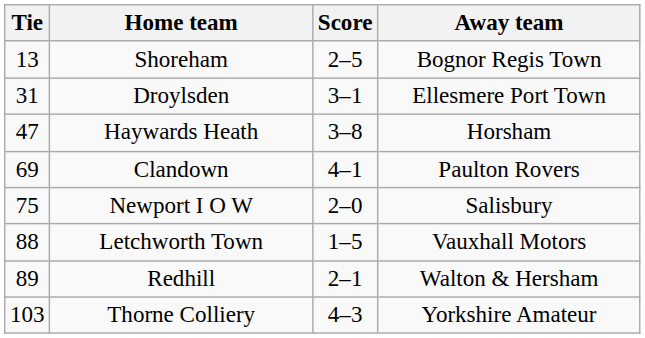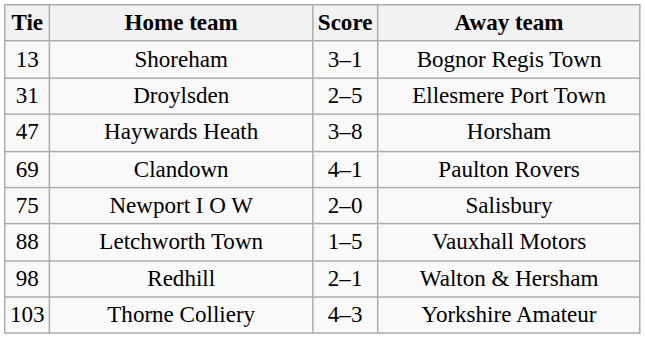(345, 59) 2–5 -> (345, 59) 3–1
(345, 95) 3–1 -> (345, 95) 2–5
(27, 278) 89 -> (27, 278) 98
